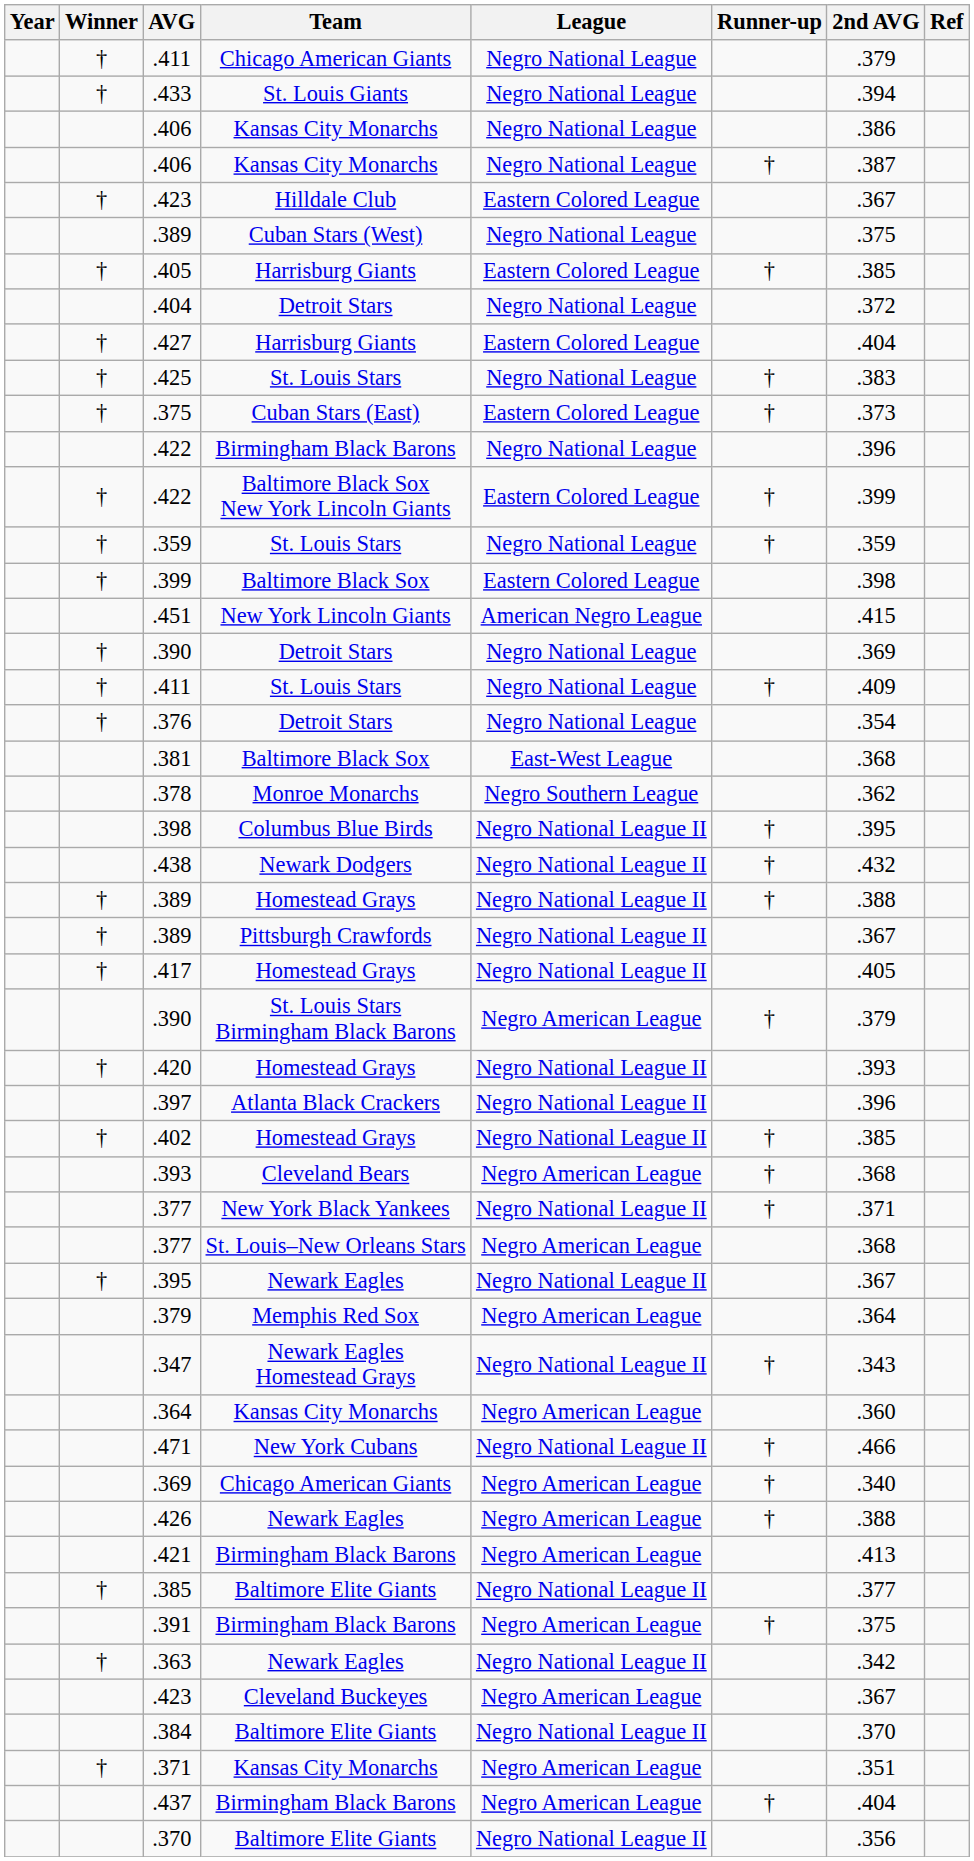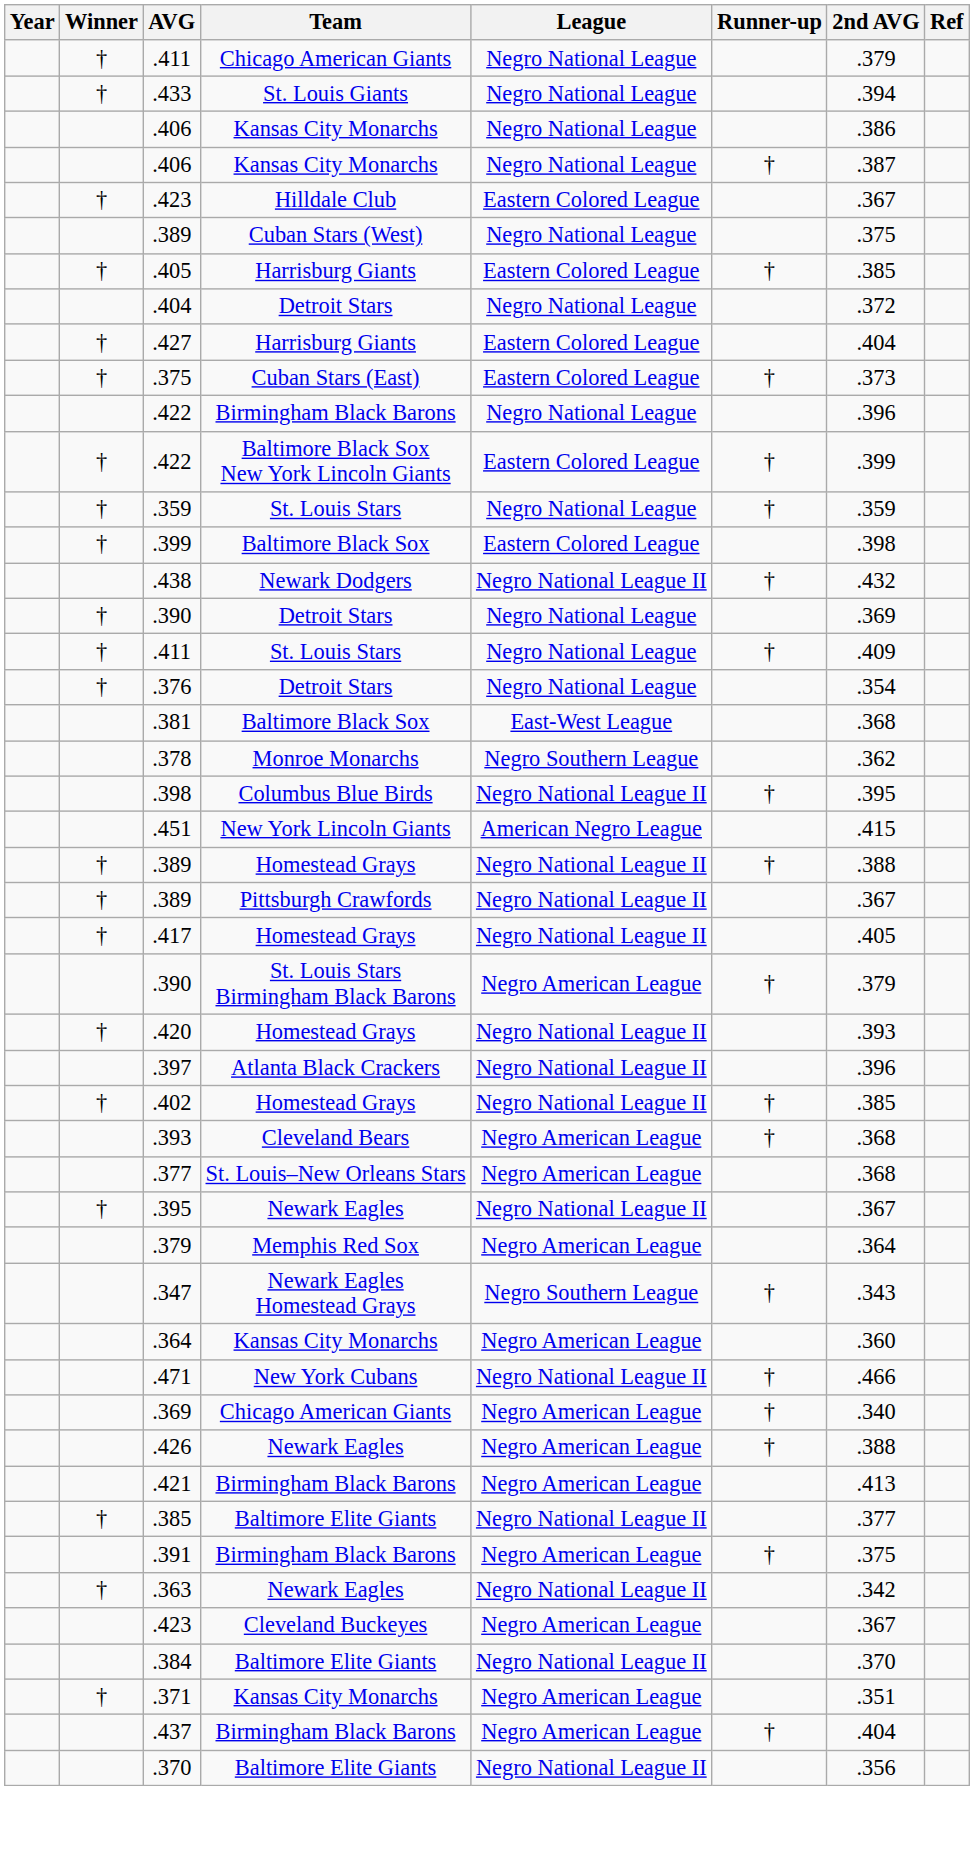- row: (172, 377)
rows swapped: (172, 615) <-> (172, 864)
- row: (172, 1209)
(591, 1364) Negro National League II -> (591, 1293) Negro Southern League
